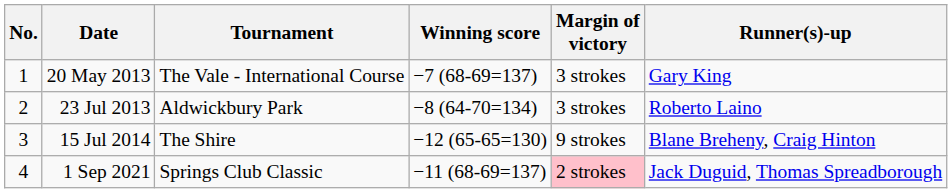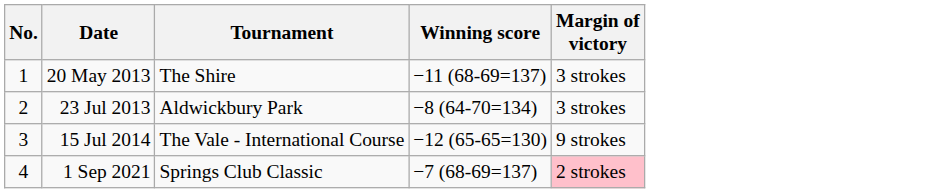- column: (795, 32)
(282, 75) The Vale - International Course -> (198, 75) The Shire
(475, 75) −7 (68-69=137) -> (480, 75) −11 (68-69=137)
(198, 140) The Shire -> (282, 140) The Vale - International Course
(480, 172) −11 (68-69=137) -> (475, 172) −7 (68-69=137)
